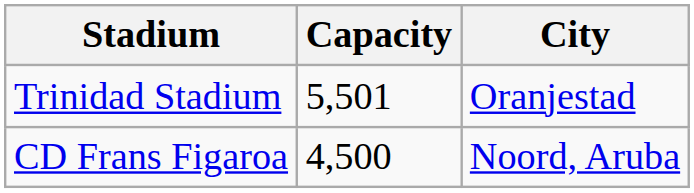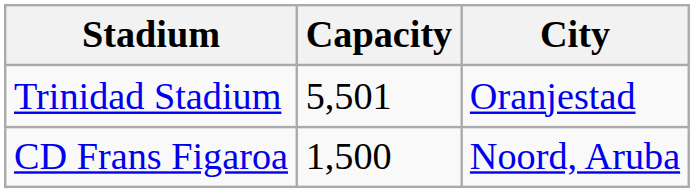(349, 156) 4,500 -> (349, 156) 1,500
